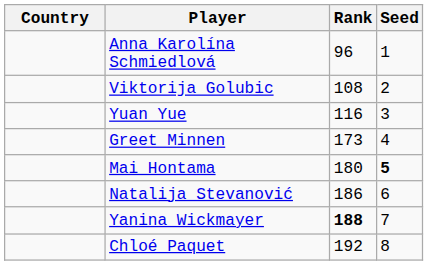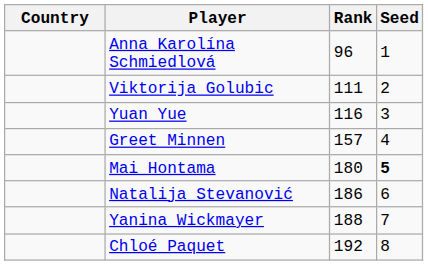(348, 89) 108 -> (348, 89) 111
(348, 141) 173 -> (348, 141) 157
(348, 220) bold -> (348, 220) normal
